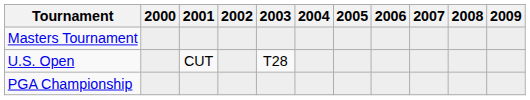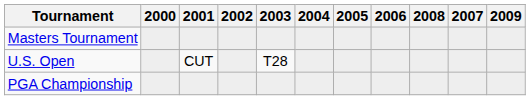columns swapped: (429, 16) <-> (467, 16)
